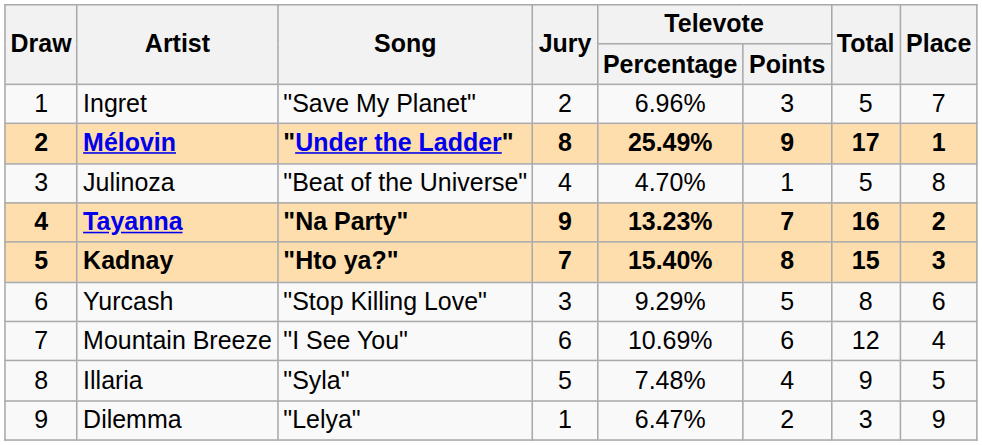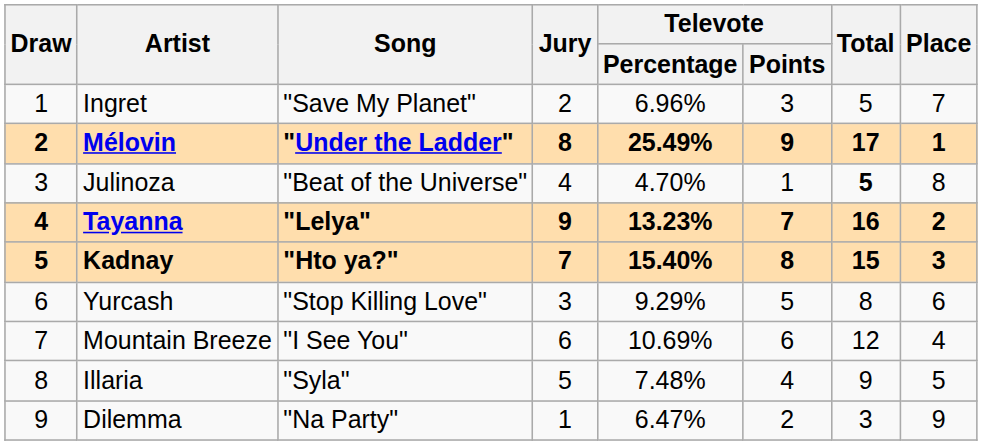(866, 182) normal -> (866, 182) bold
(346, 222) "Na Party" -> (327, 222) "Lelya"
(322, 420) "Lelya" -> (341, 420) "Na Party"
